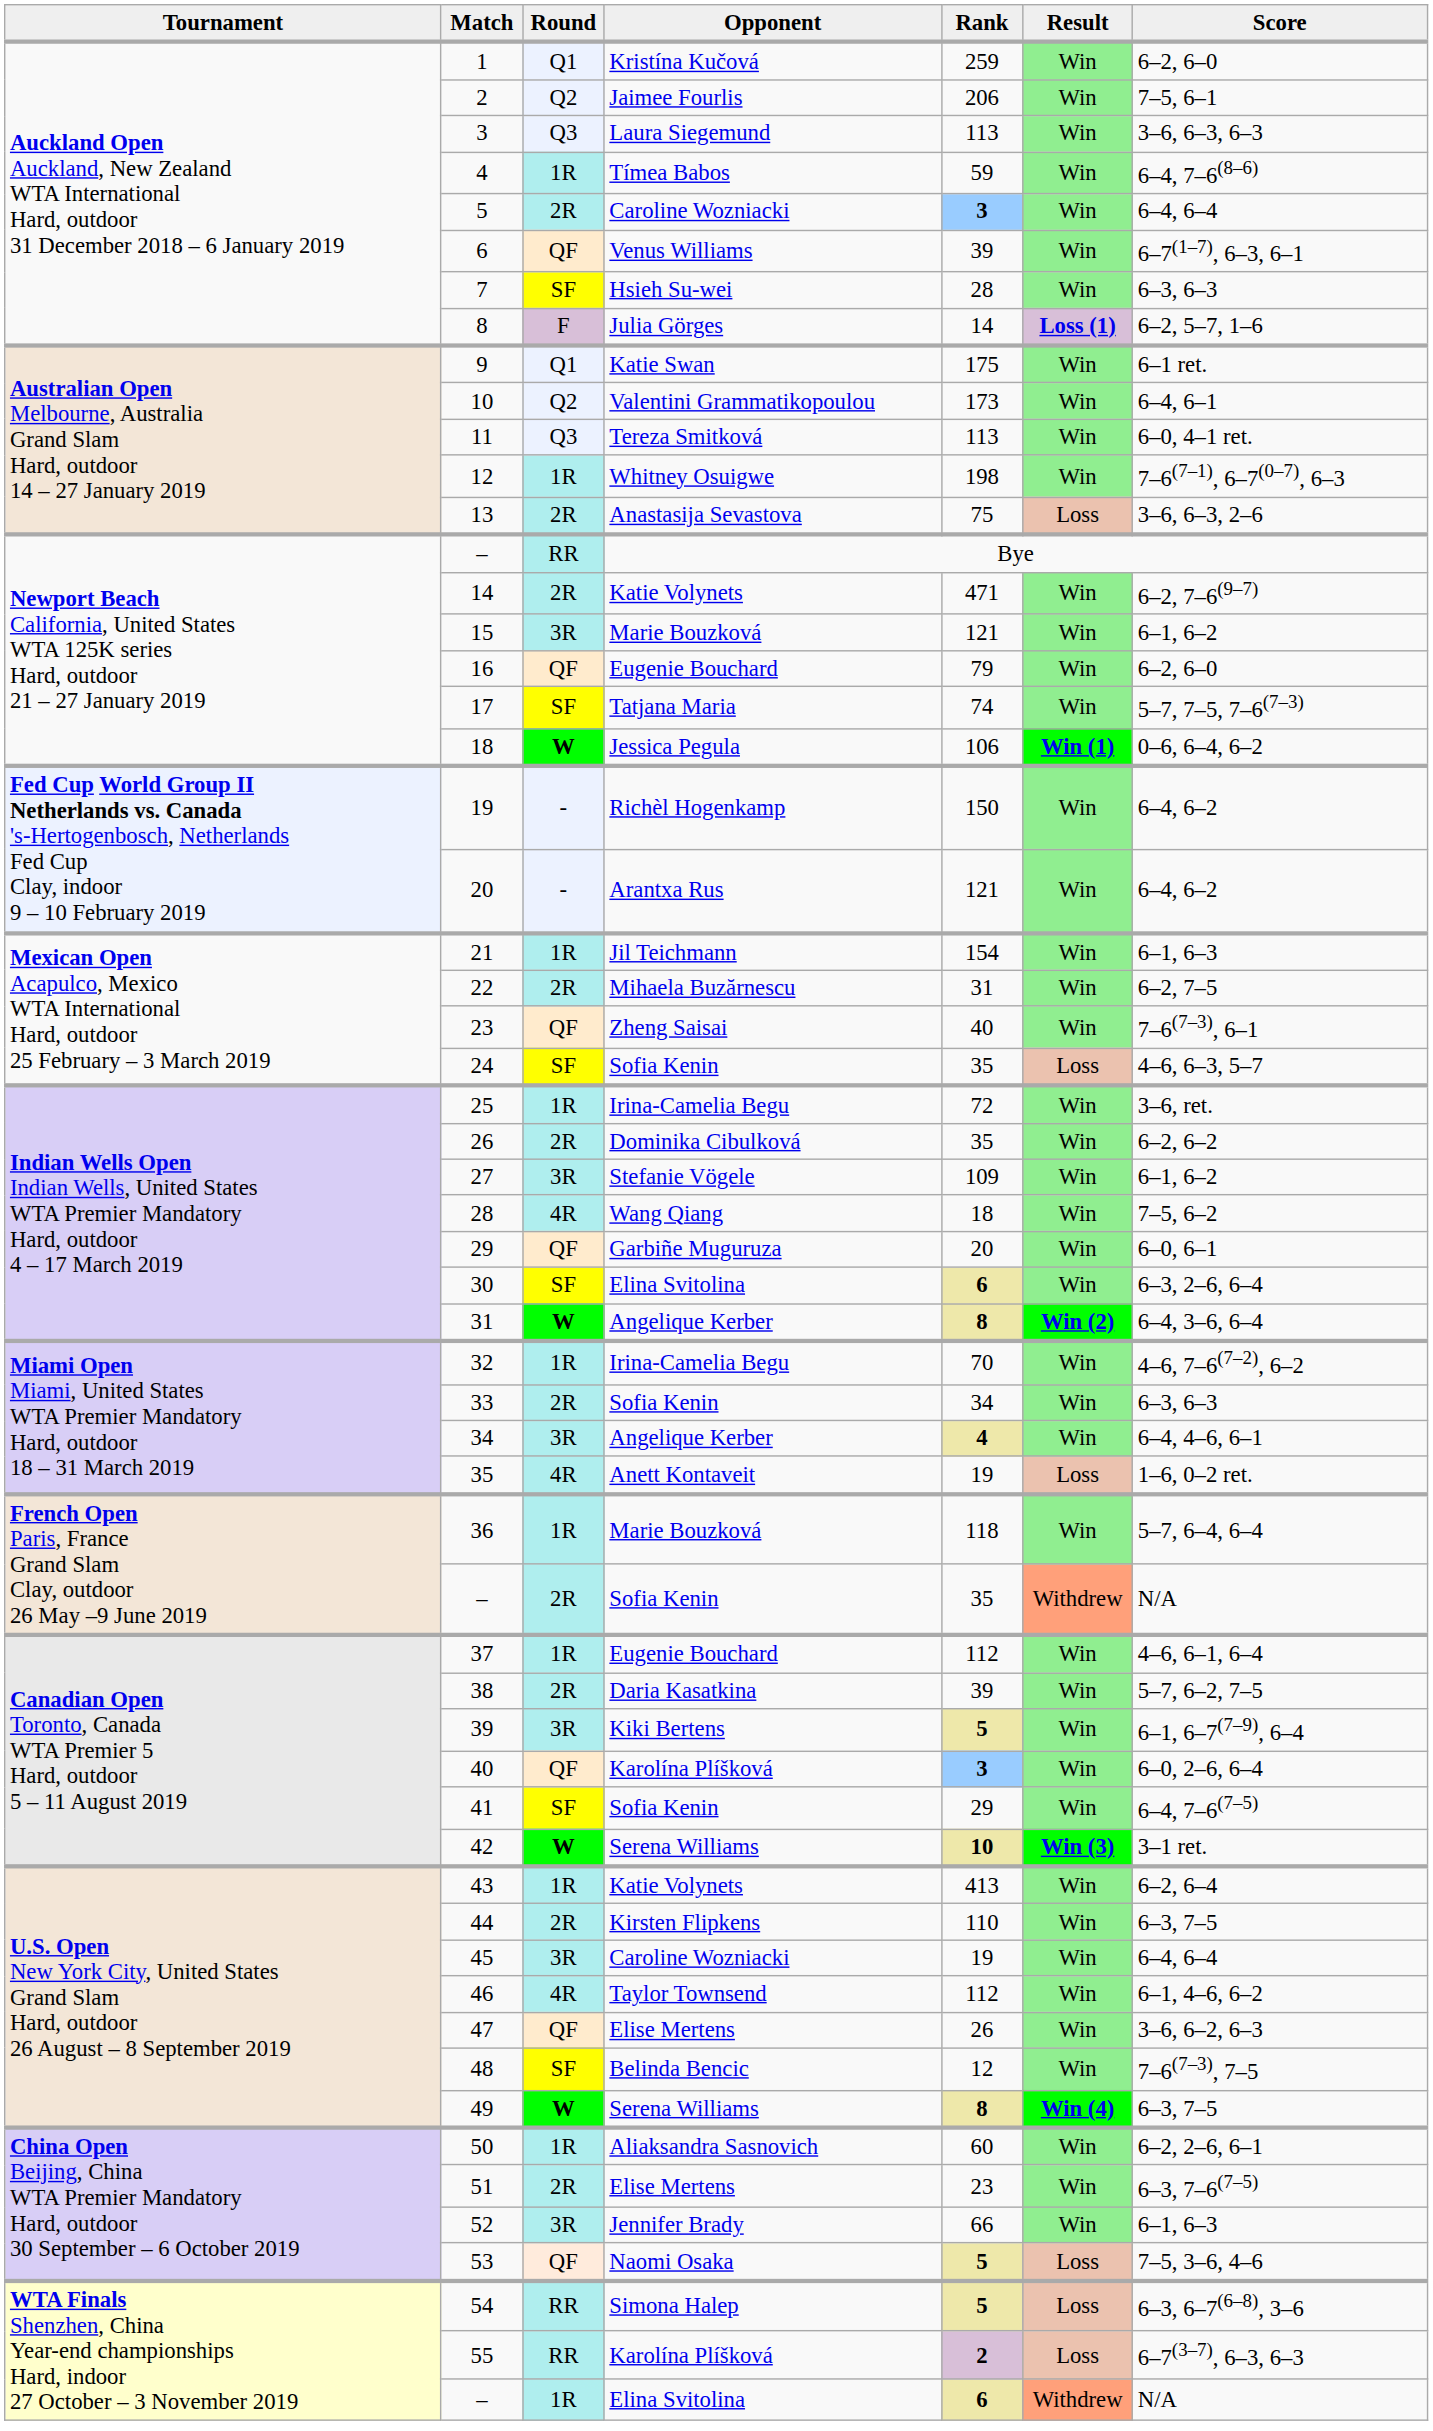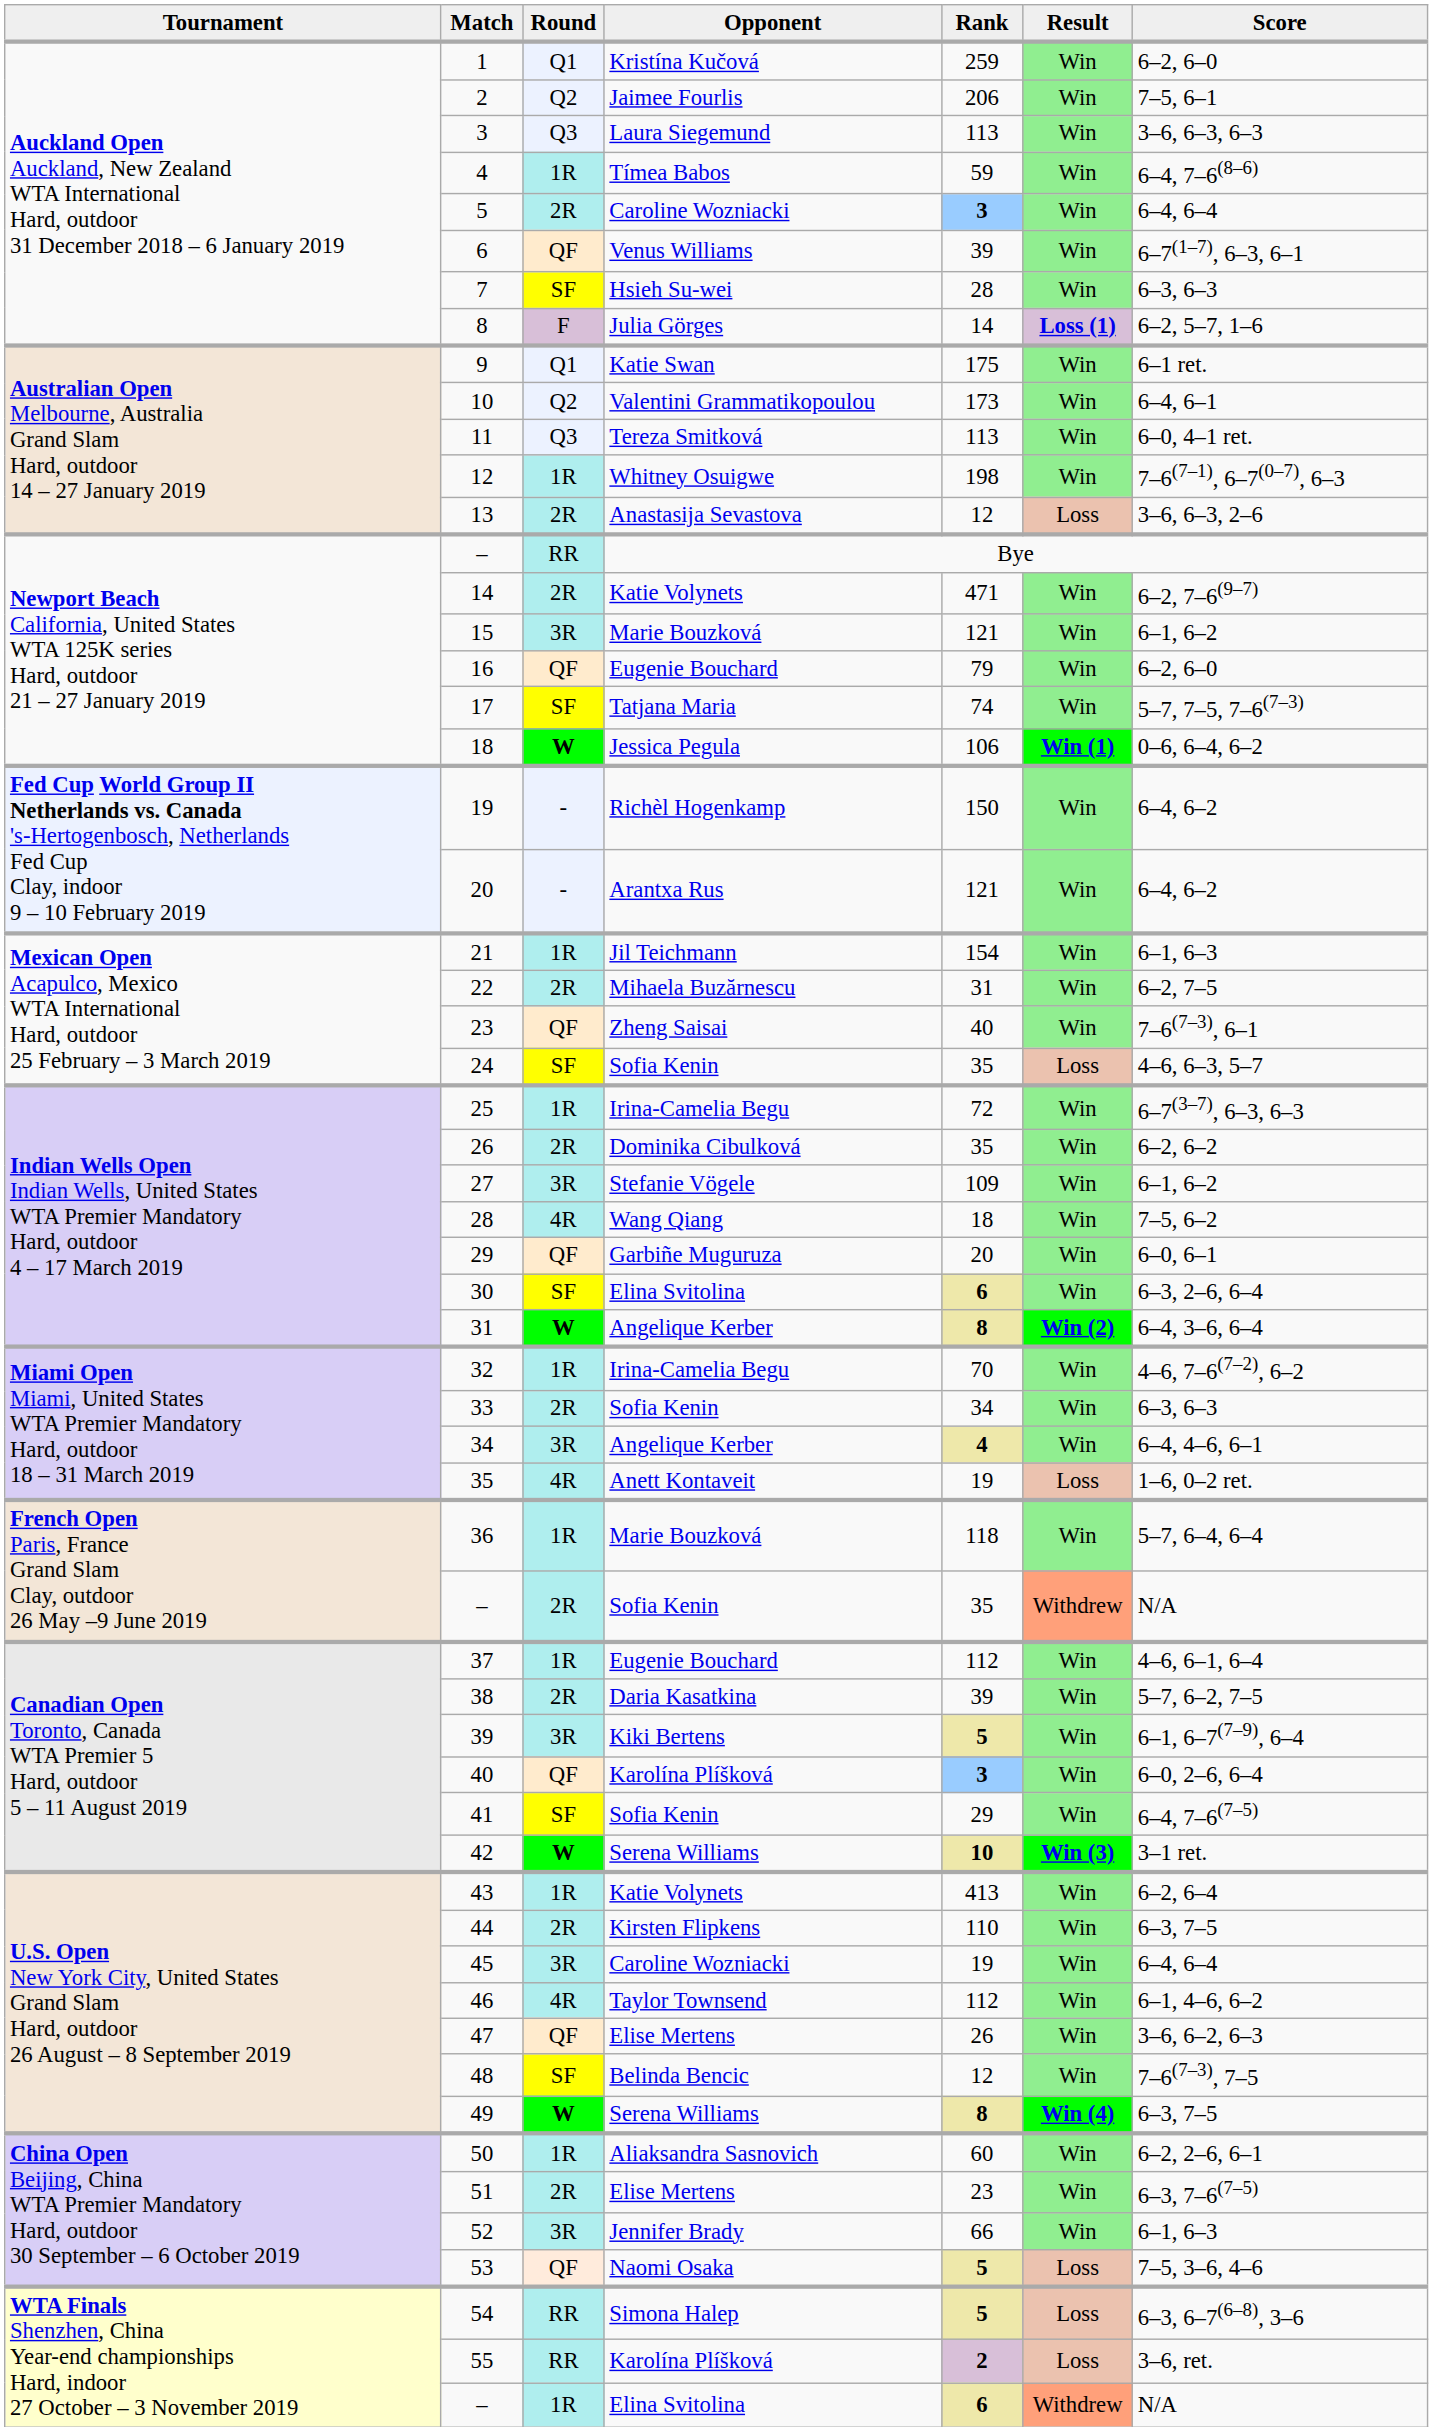(982, 515) 75 -> (982, 515) 12
(1175, 1105) 3–6, ret. -> (1221, 1108) 6–7(3–7), 6–3, 6–3
(1221, 2354) 6–7(3–7), 6–3, 6–3 -> (1175, 2361) 3–6, ret.
